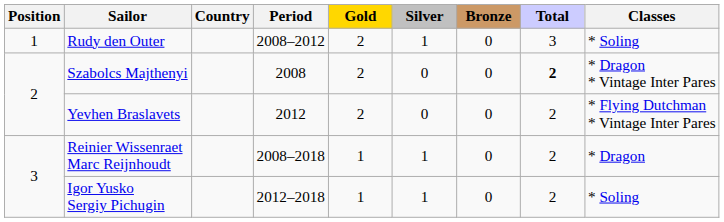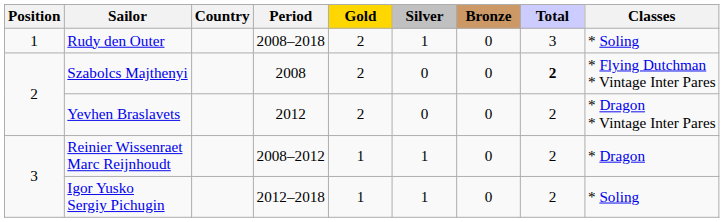(291, 40) 2008–2012 -> (291, 40) 2008–2018
(652, 73) * Dragon * Vintage Inter Pares -> (652, 73) * Flying Dutchman * Vintage Inter Pares
(652, 114) * Flying Dutchman * Vintage Inter Pares -> (652, 114) * Dragon * Vintage Inter Pares
(291, 155) 2008–2018 -> (291, 155) 2008–2012
